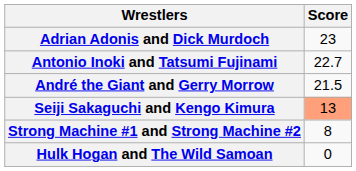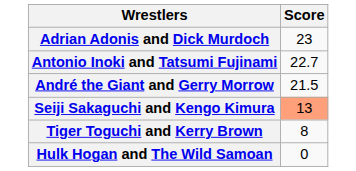+ row: (155, 131)
- row: (155, 131)
